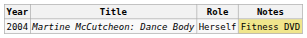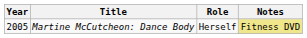(17, 26) 2004 -> (17, 26) 2005
